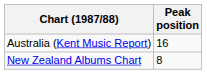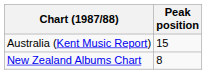(162, 43) 16 -> (162, 43) 15
